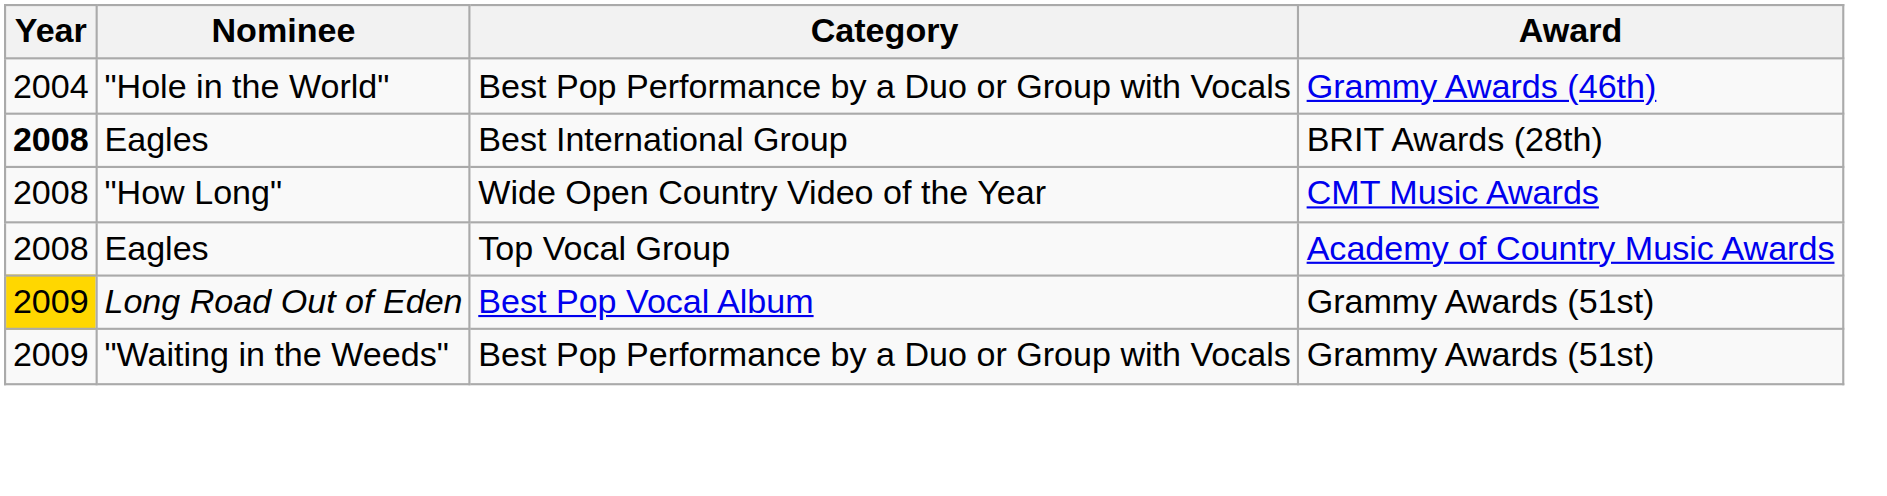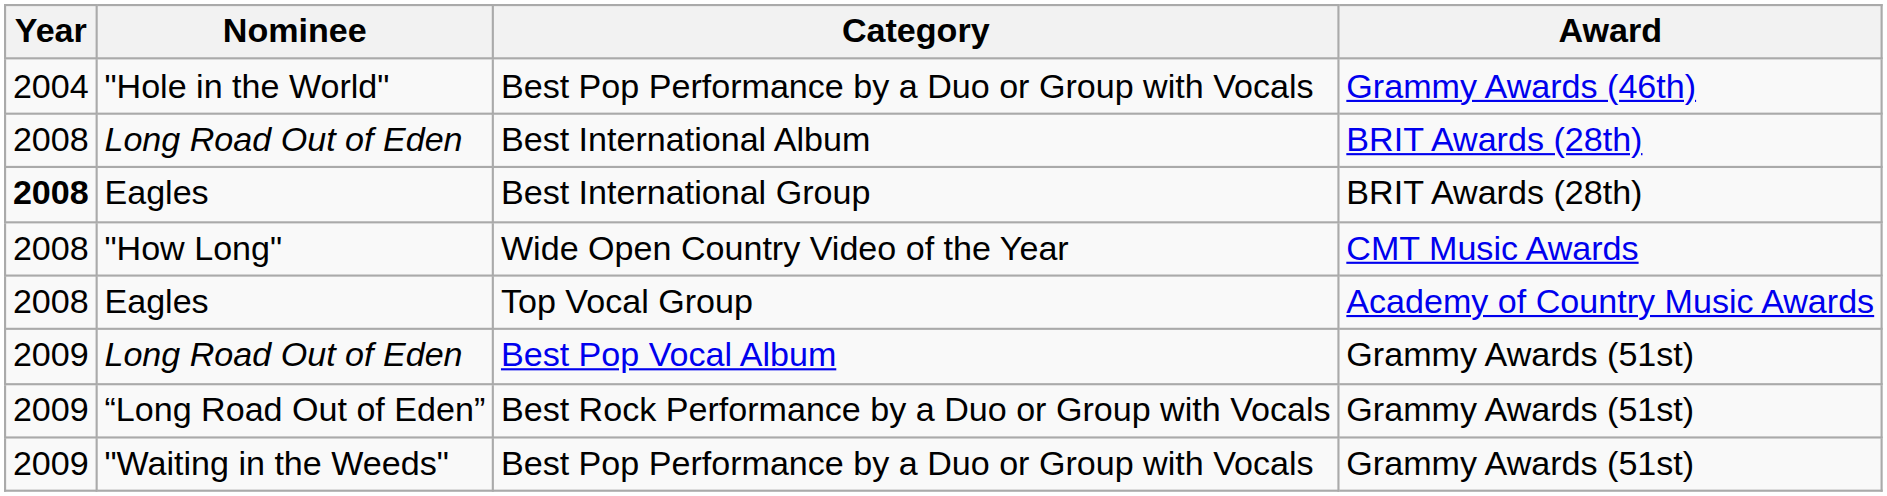+ row: (283, 139)
(51, 301) gold background -> (51, 355) no background
+ row: (295, 409)
